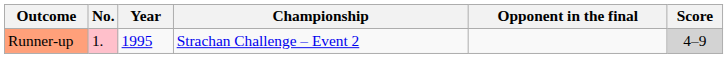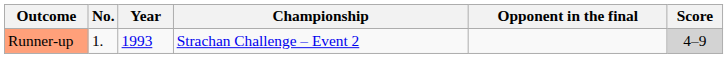(98, 41) pink background -> (98, 41) no background
(137, 41) 1995 -> (137, 41) 1993
